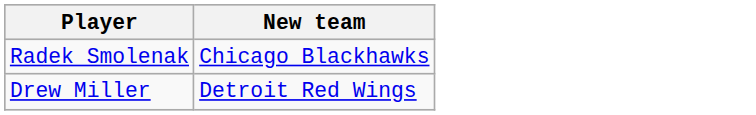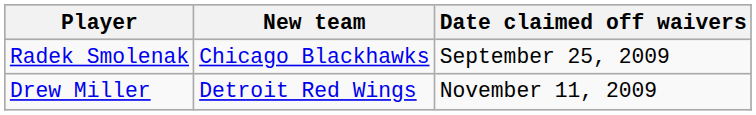+ column: (593, 22)
